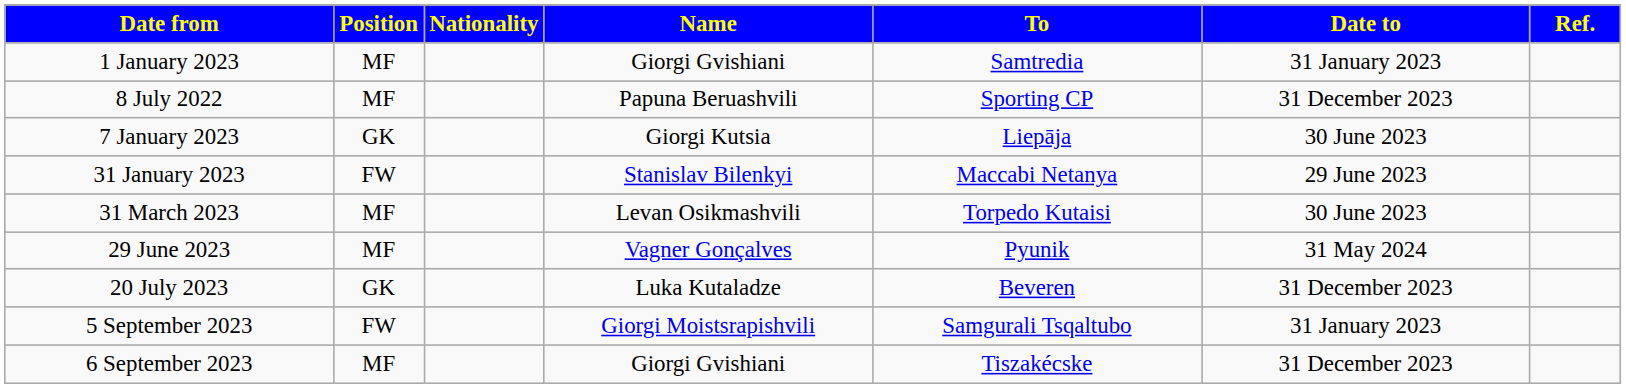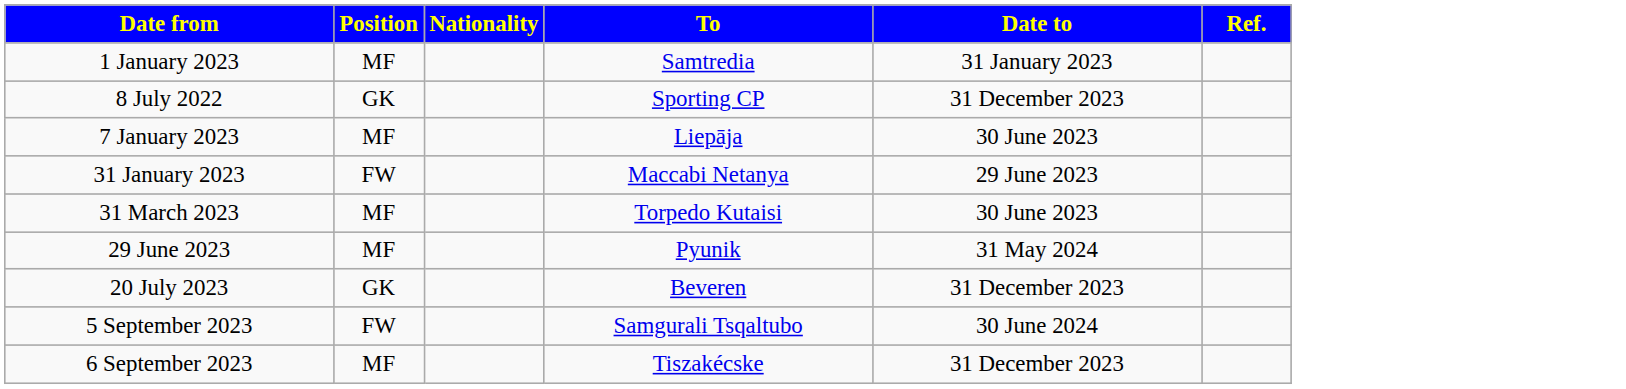- column: (708, 23)
(379, 99) MF -> (379, 99) GK
(379, 137) GK -> (379, 137) MF
(1366, 325) 31 January 2023 -> (1037, 325) 30 June 2024
